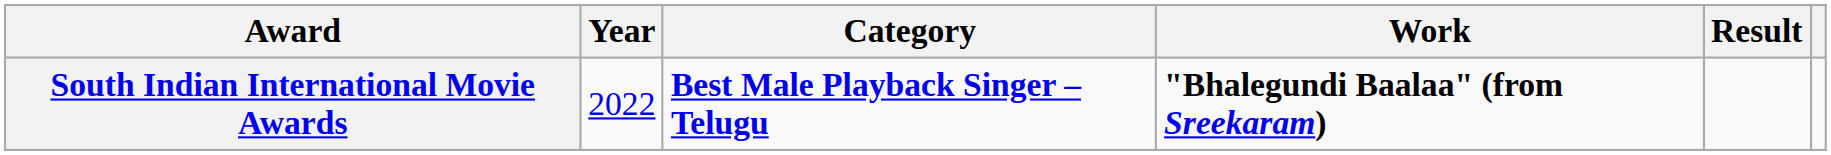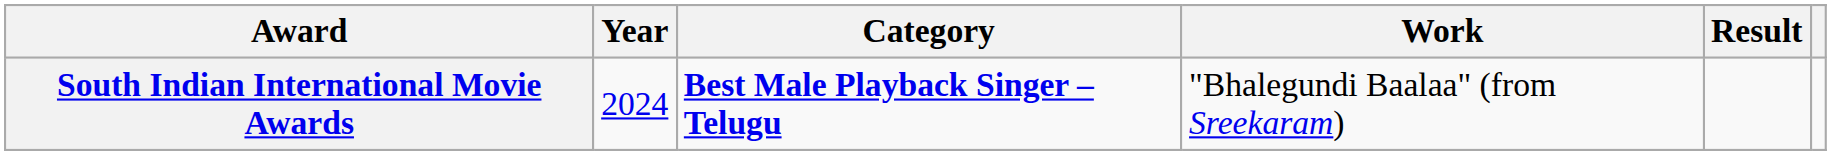(622, 103) 2022 -> (635, 103) 2024
(1364, 103) bold -> (1373, 103) normal
